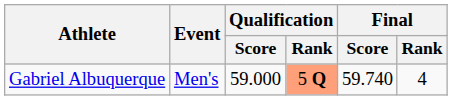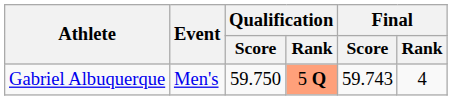(256, 79) 59.000 -> (256, 79) 59.750
(367, 79) 59.740 -> (367, 79) 59.743
